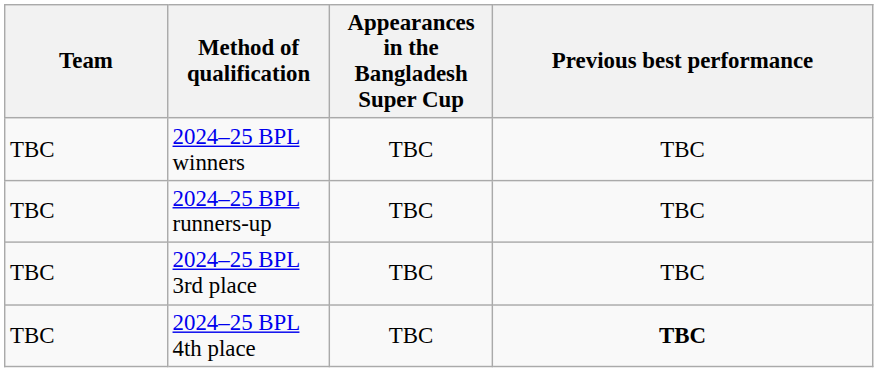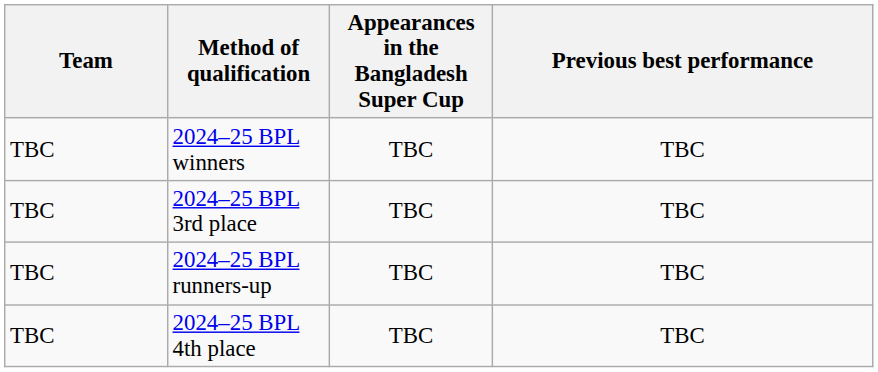rows swapped: (236, 211) <-> (236, 273)
(683, 335) bold -> (683, 335) normal
